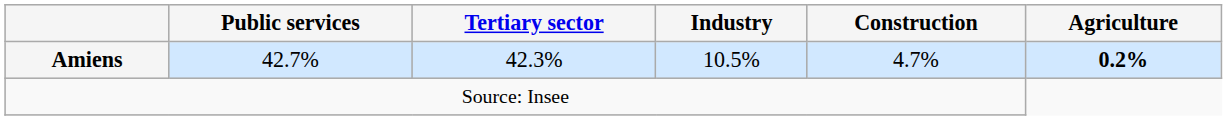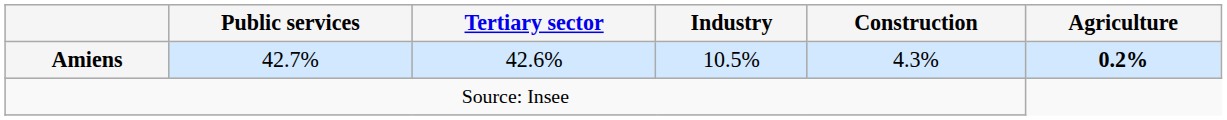(534, 59) 42.3% -> (534, 59) 42.6%
(916, 59) 4.7% -> (916, 59) 4.3%
